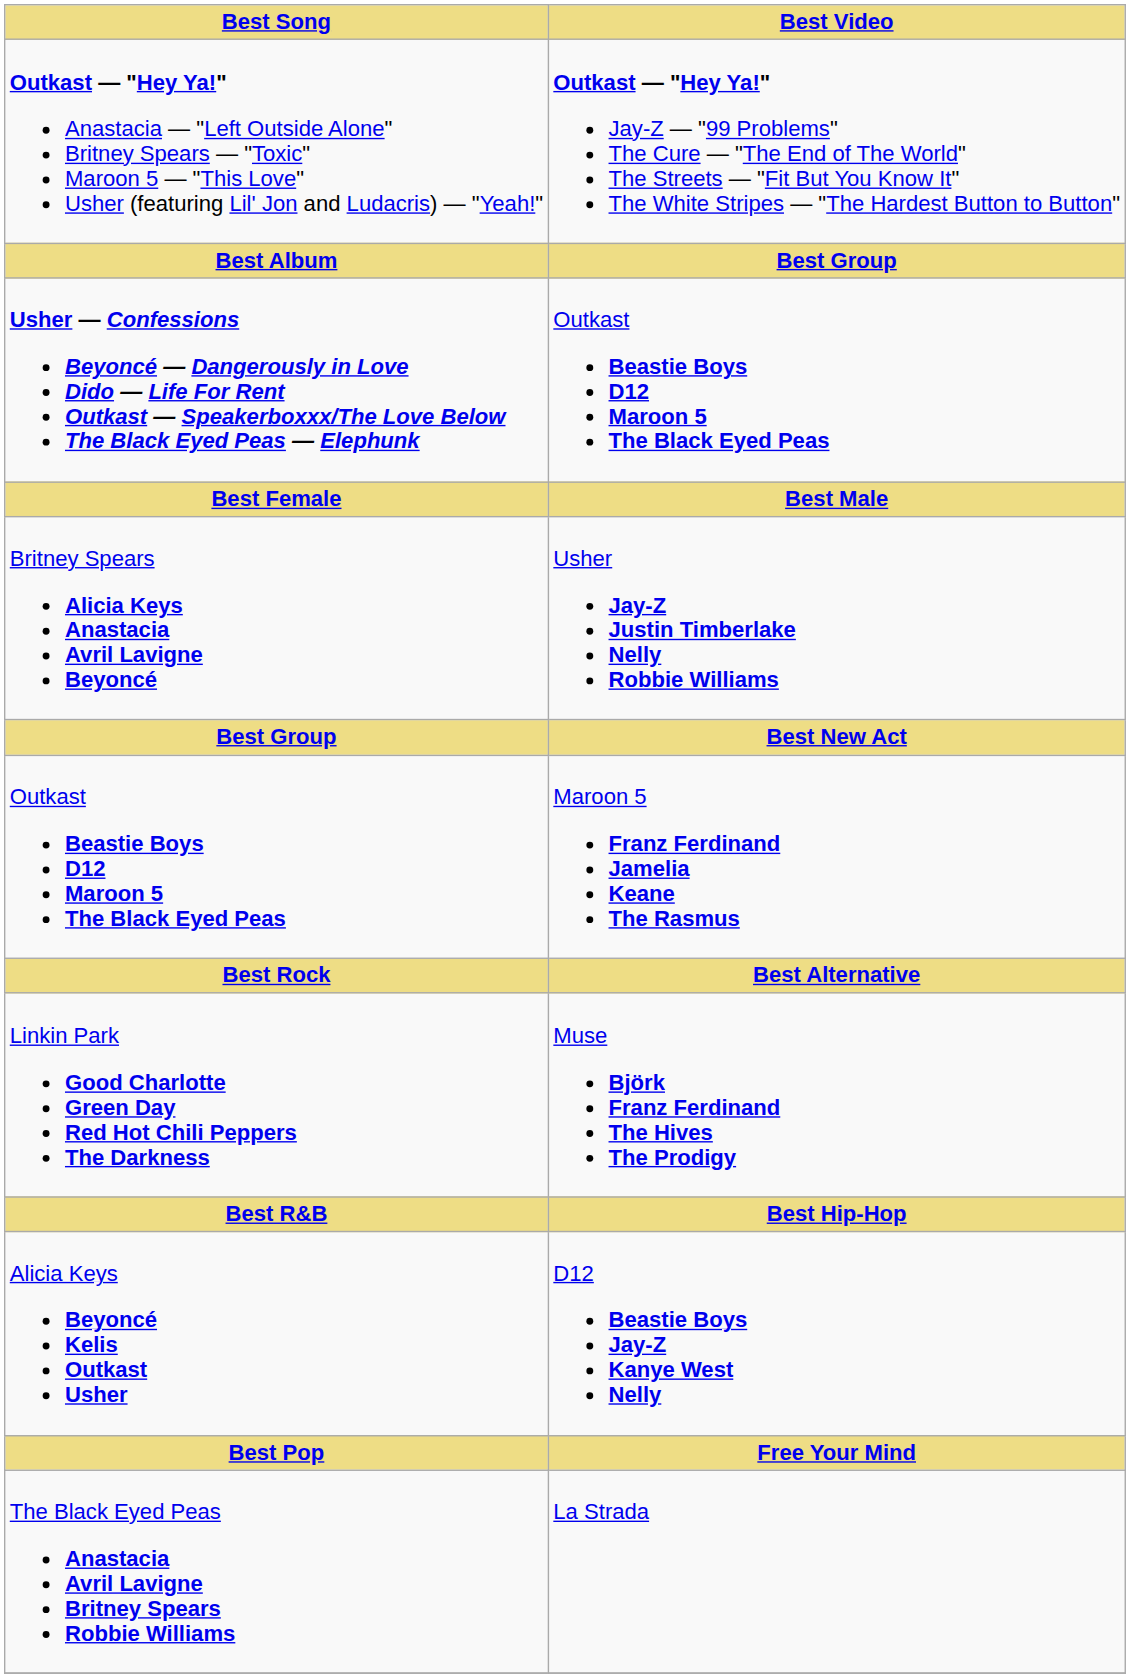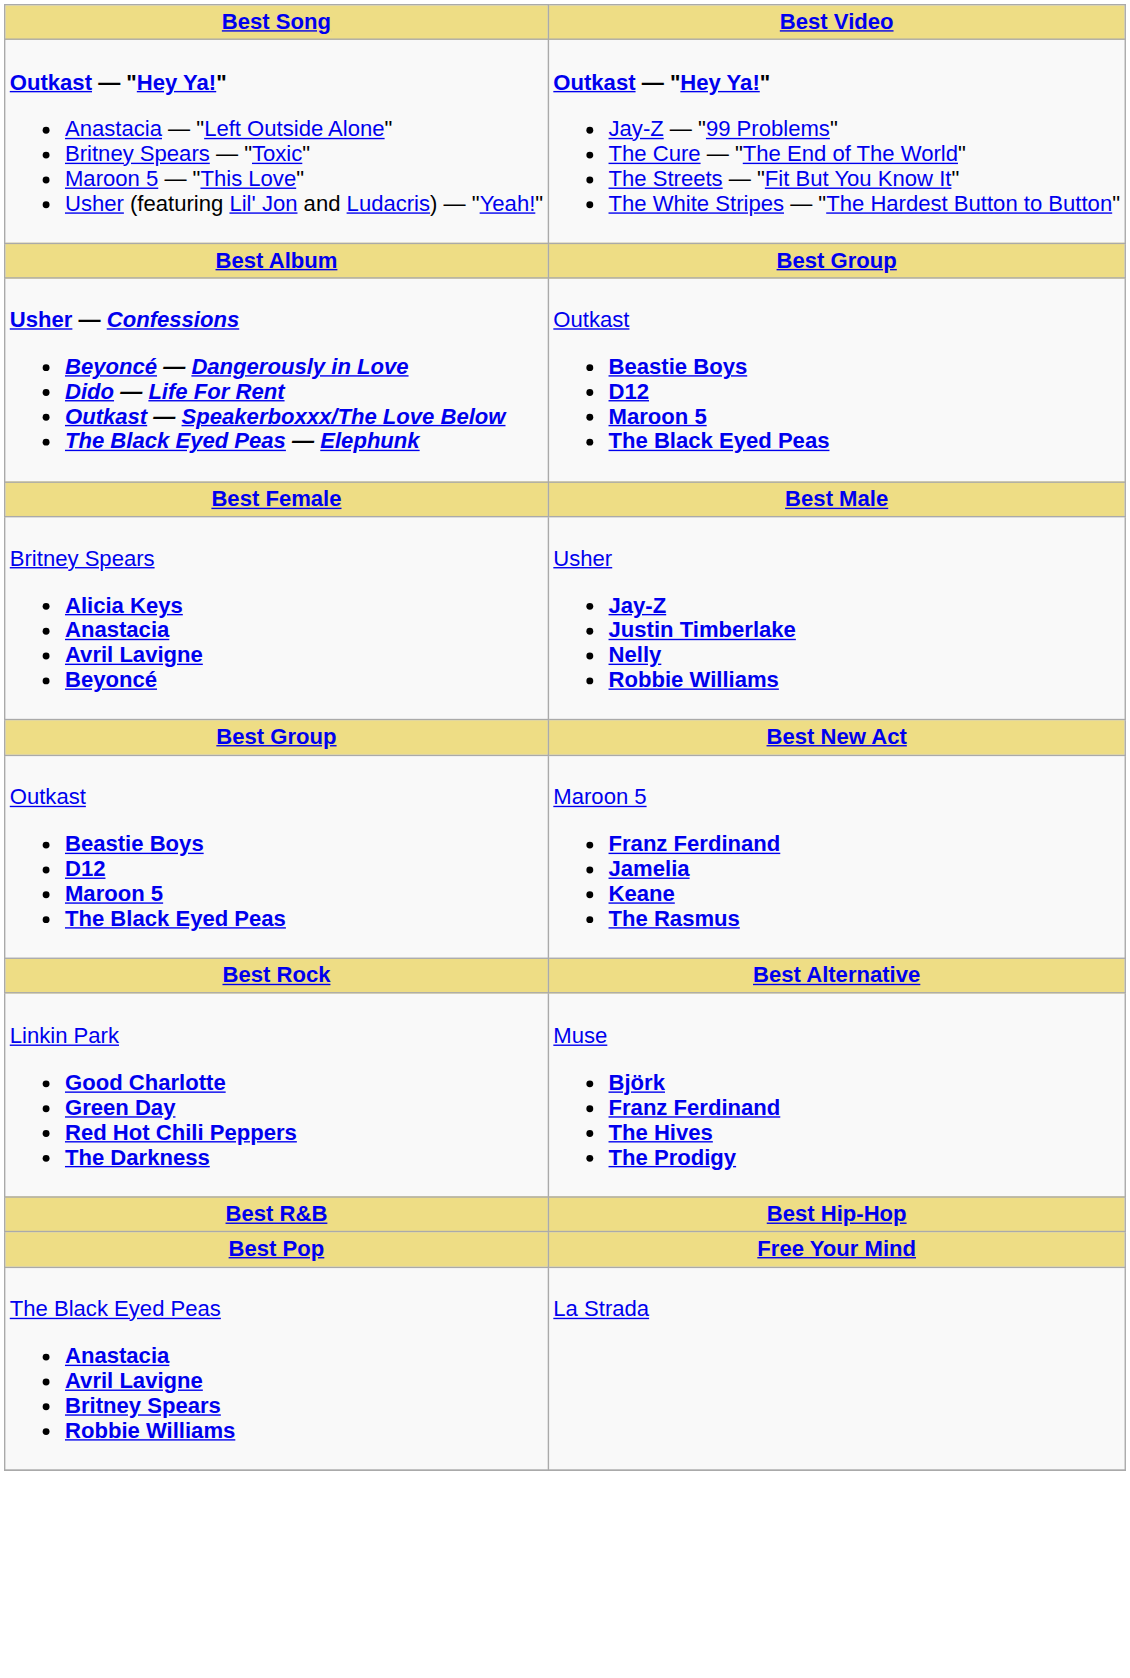- row: (276, 1335)
